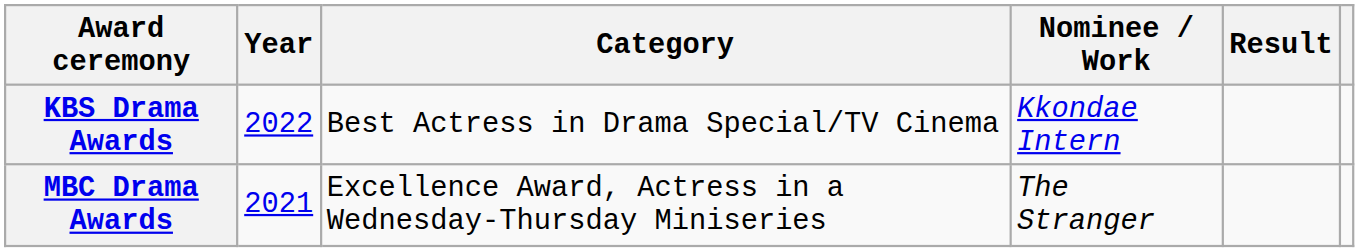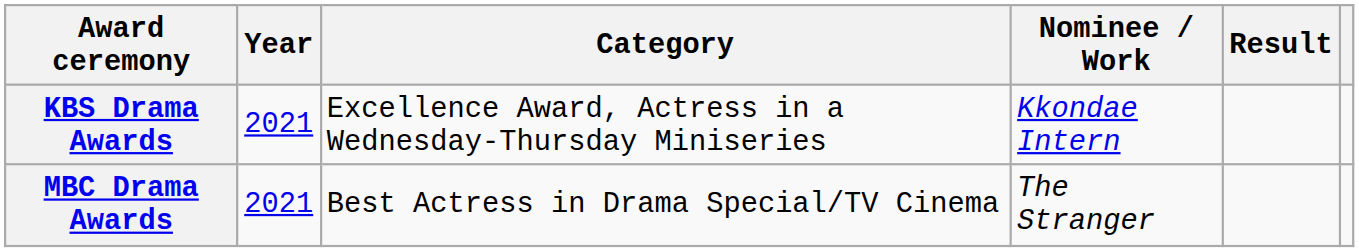(279, 125) 2022 -> (279, 125) 2021
(663, 125) Best Actress in Drama Special/TV Cinema -> (585, 125) Excellence Award, Actress in a Wednesday-Thursday Miniseries
(585, 205) Excellence Award, Actress in a Wednesday-Thursday Miniseries -> (663, 205) Best Actress in Drama Special/TV Cinema
